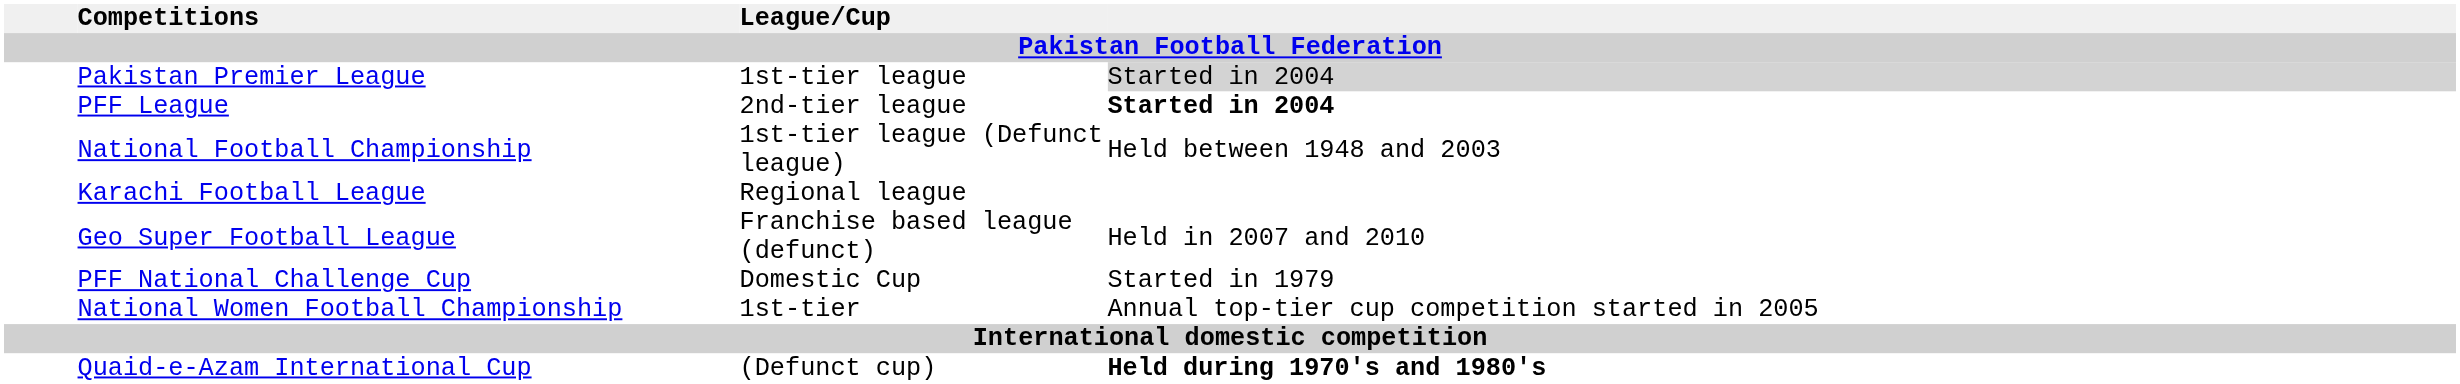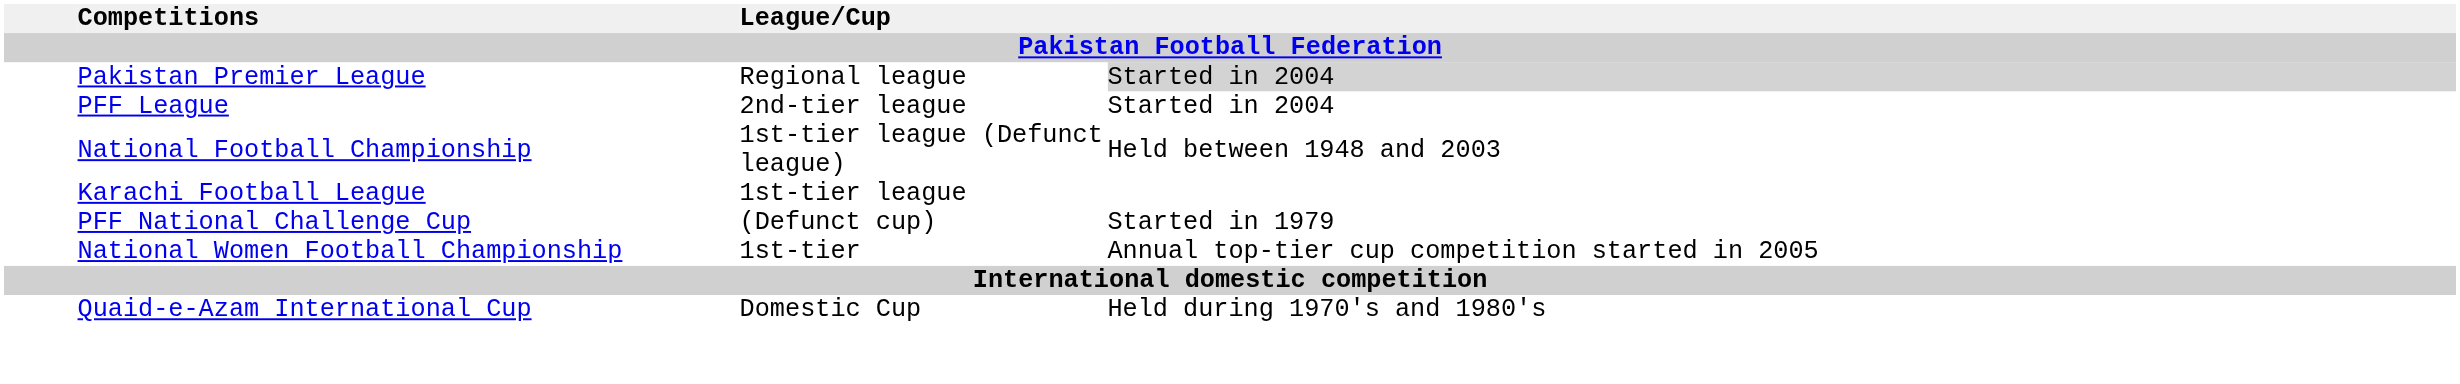(853, 77) 1st-tier league -> (853, 77) Regional league
(1221, 106) bold -> (1221, 106) normal
(853, 193) Regional league -> (853, 193) 1st-tier league
- row: (267, 237)
(830, 280) Domestic Cup -> (838, 222) (Defunct cup)
(838, 368) (Defunct cup) -> (830, 310) Domestic Cup
(1327, 368) bold -> (1327, 310) normal
